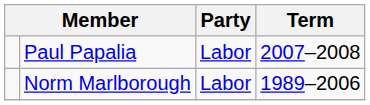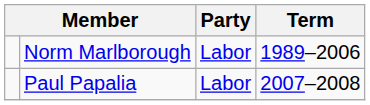rows swapped: (107, 83) <-> (80, 52)
